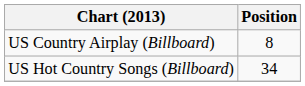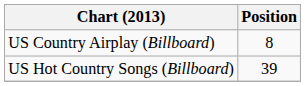(269, 68) 34 -> (269, 68) 39
